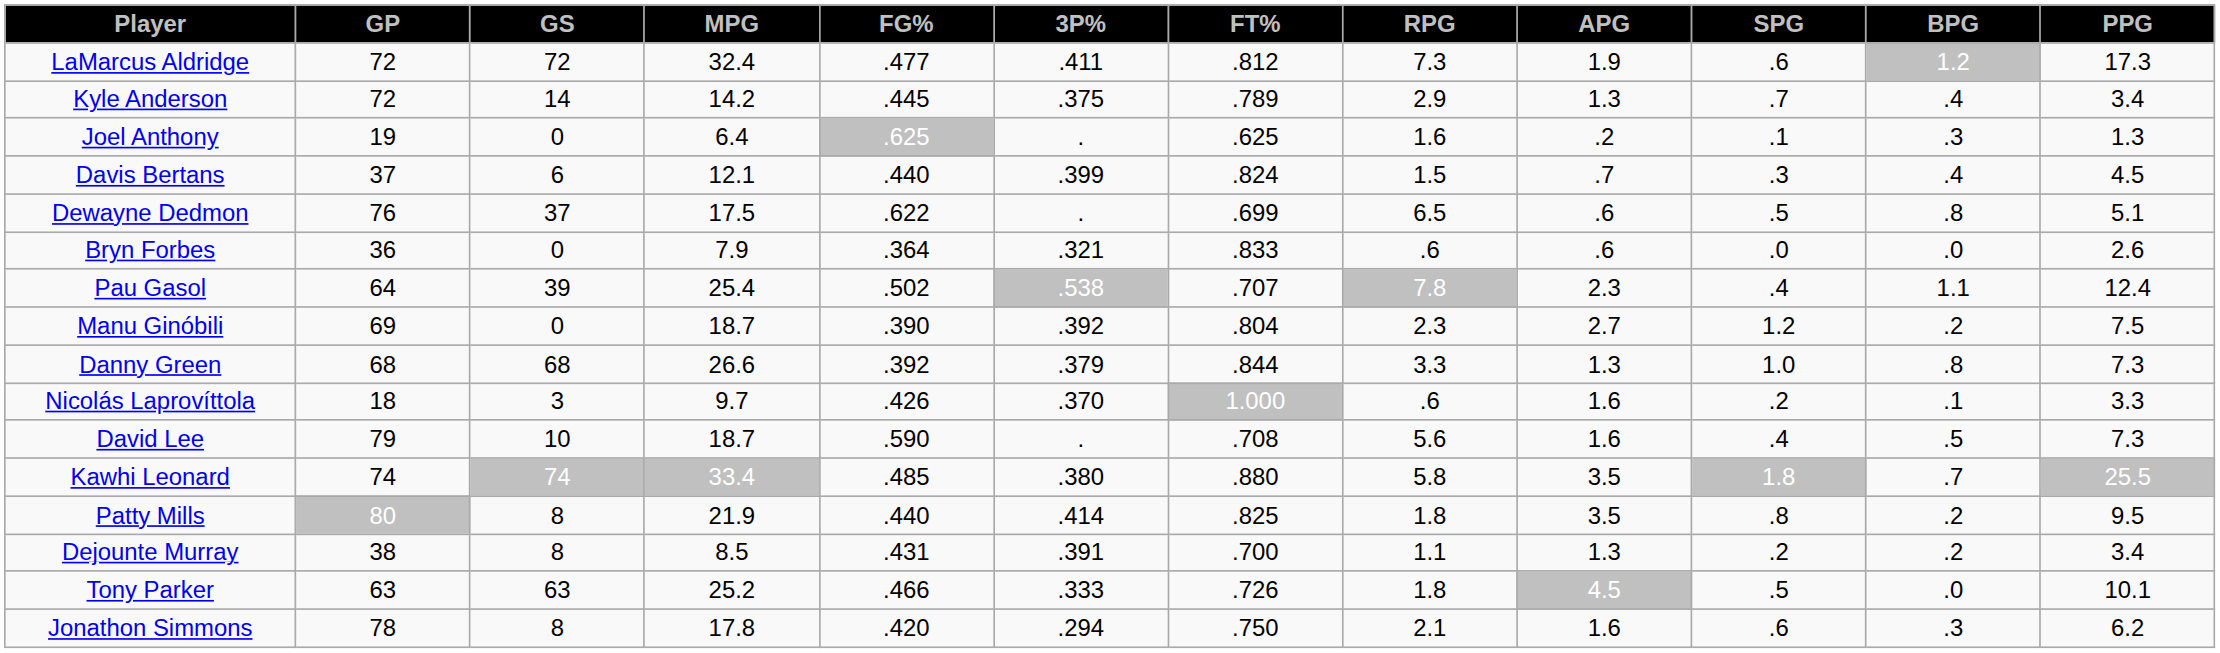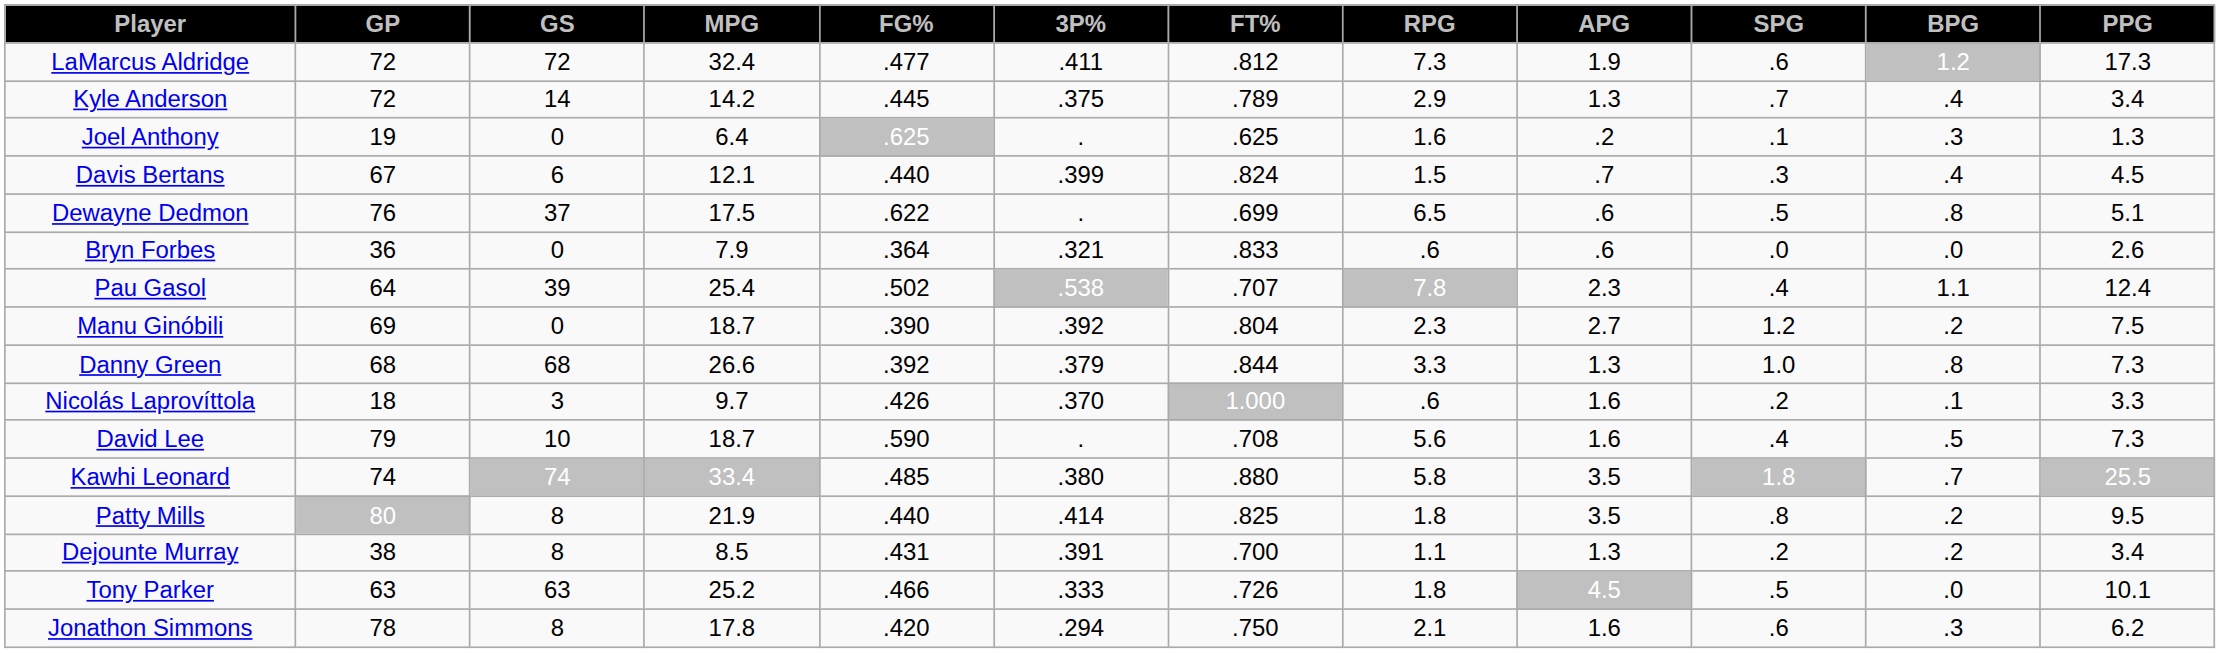(383, 175) 37 -> (383, 175) 67
